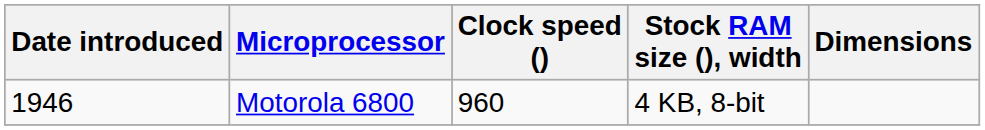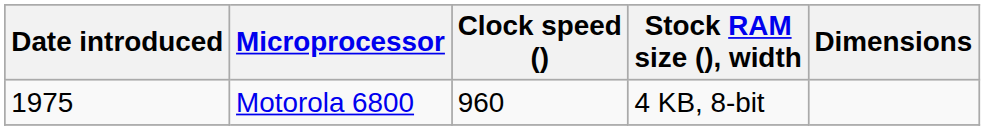(42, 102) 1946 -> (42, 102) 1975
